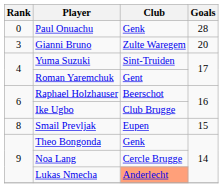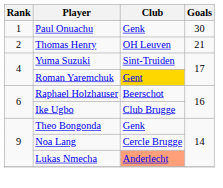(19, 28) 0 -> (19, 28) 1
(203, 28) 28 -> (199, 28) 30
+ row: (66, 45)
- row: (63, 45)
(133, 77) no background -> (133, 77) gold background
- row: (66, 126)
